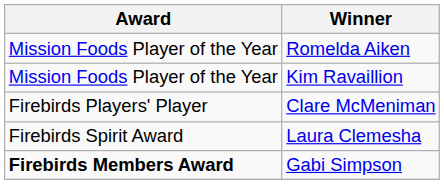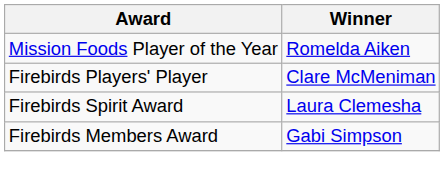- row: (345, 77)
(121, 164) bold -> (113, 135) normal
